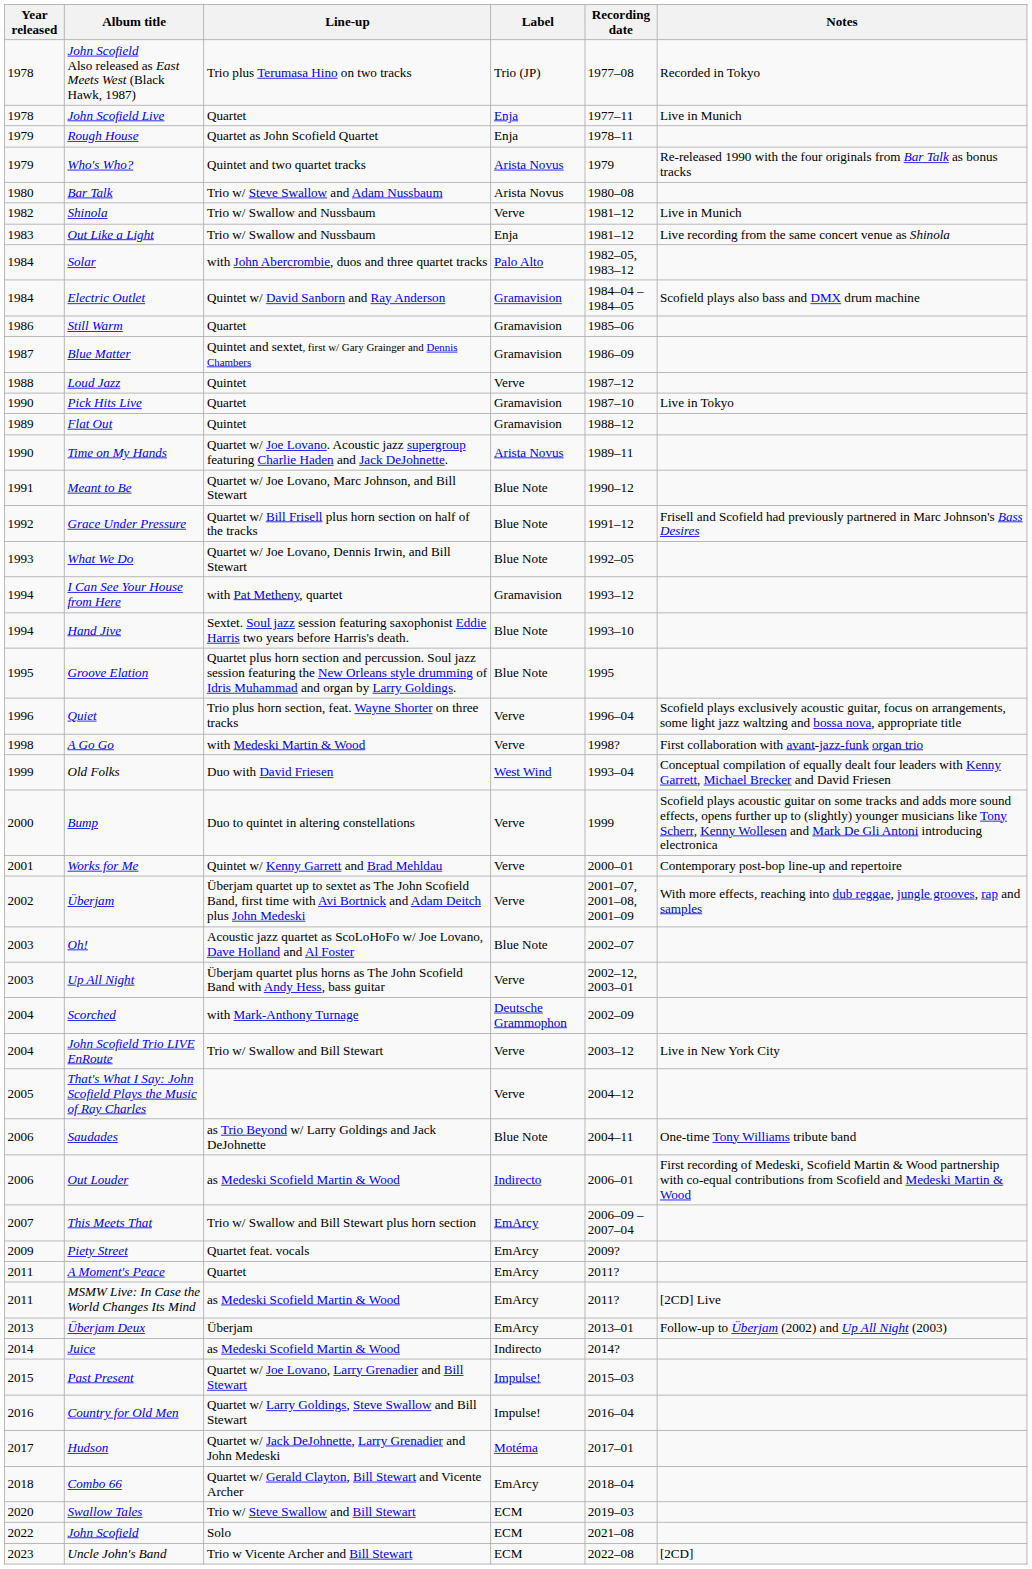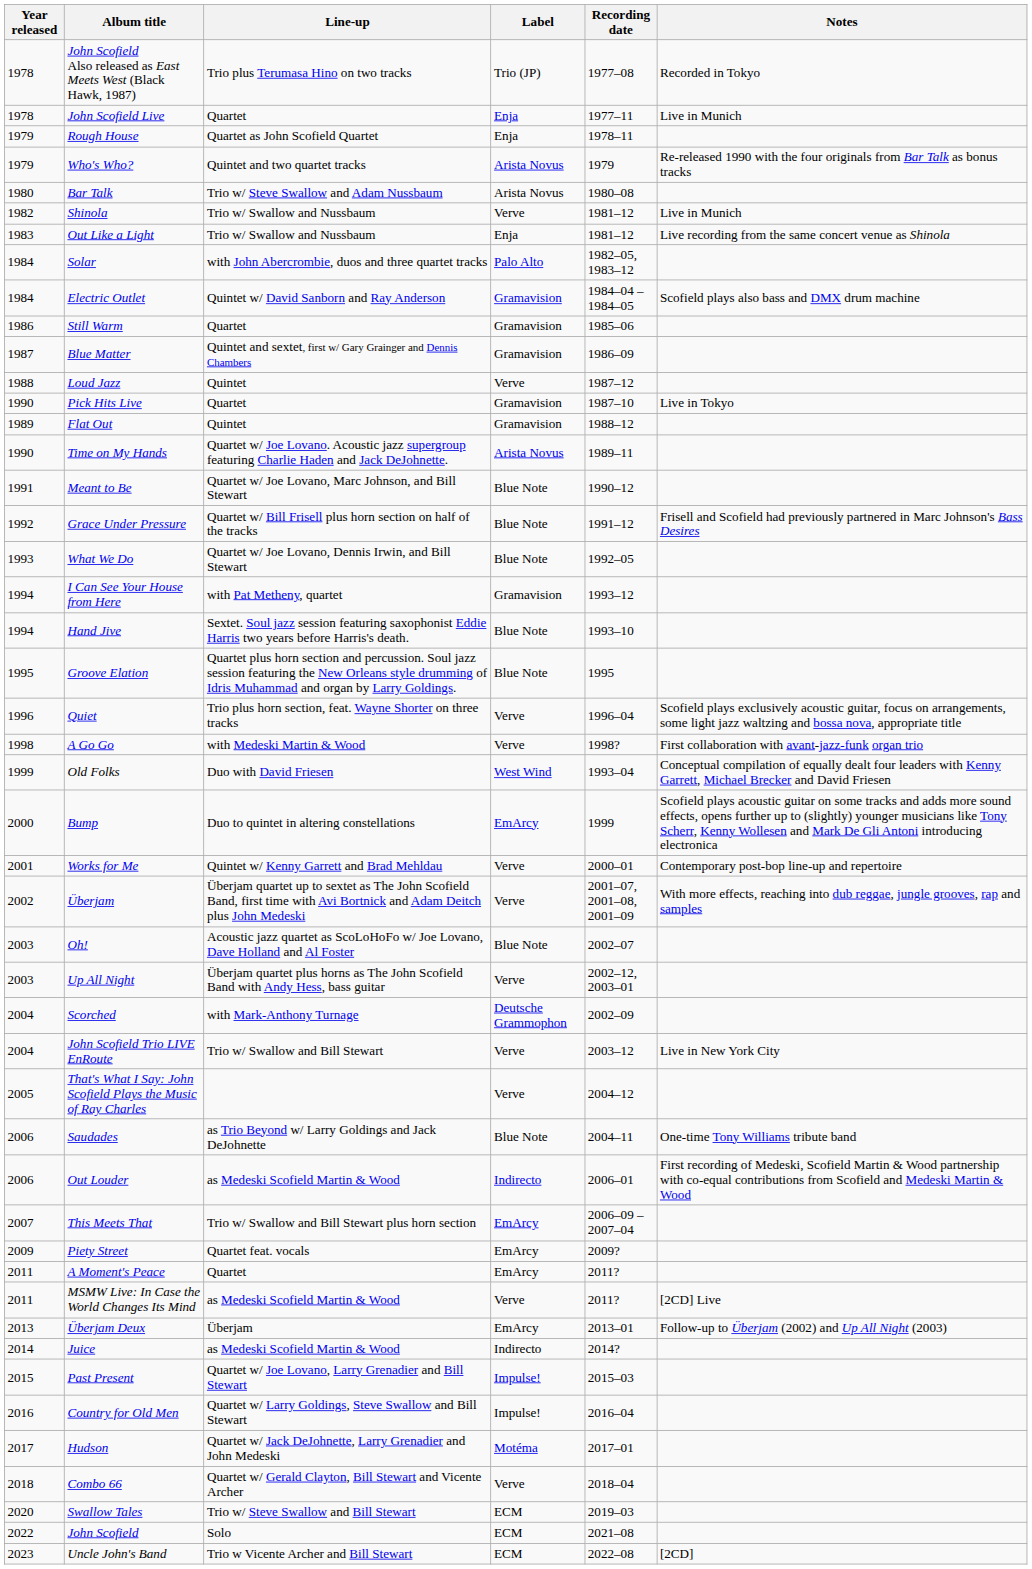(509, 822) Verve -> (516, 822) EmArcy
(516, 1300) EmArcy -> (509, 1300) Verve
(516, 1483) EmArcy -> (509, 1483) Verve
